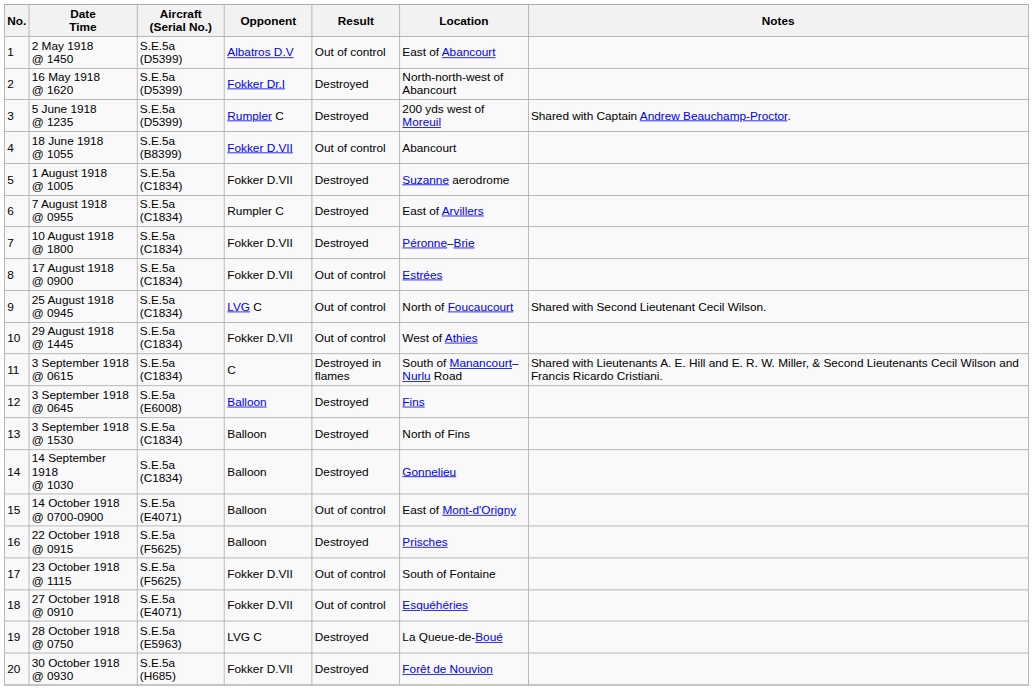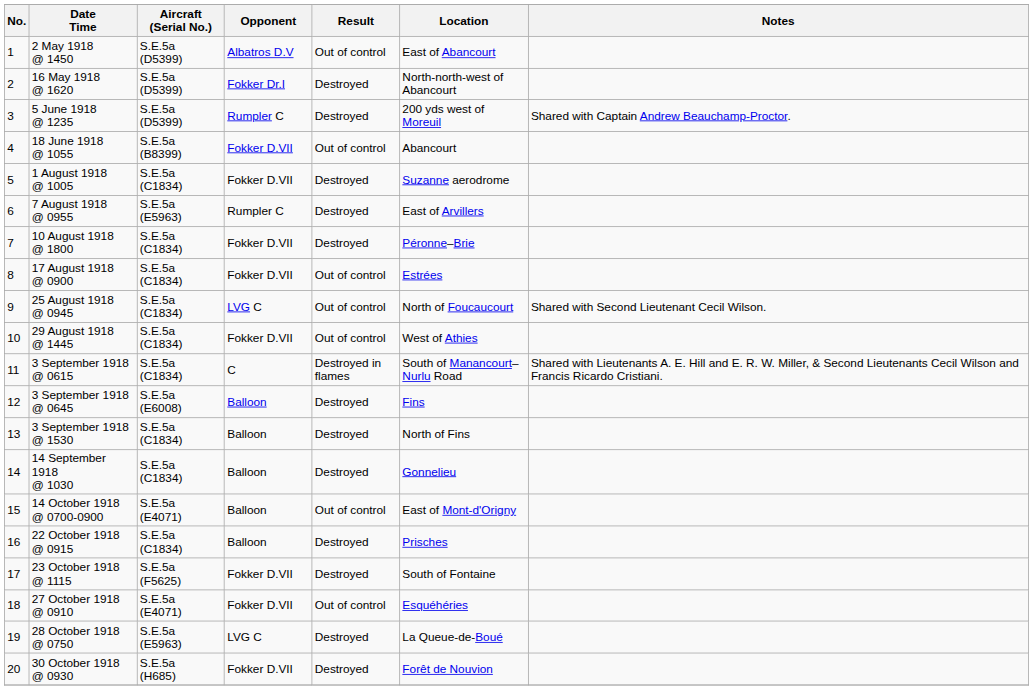(161, 211) S.E.5a (C1834) -> (161, 211) S.E.5a (E5963)
(160, 542) S.E.5a (F5625) -> (161, 542) S.E.5a (C1834)
(350, 574) Out of control -> (342, 574) Destroyed
